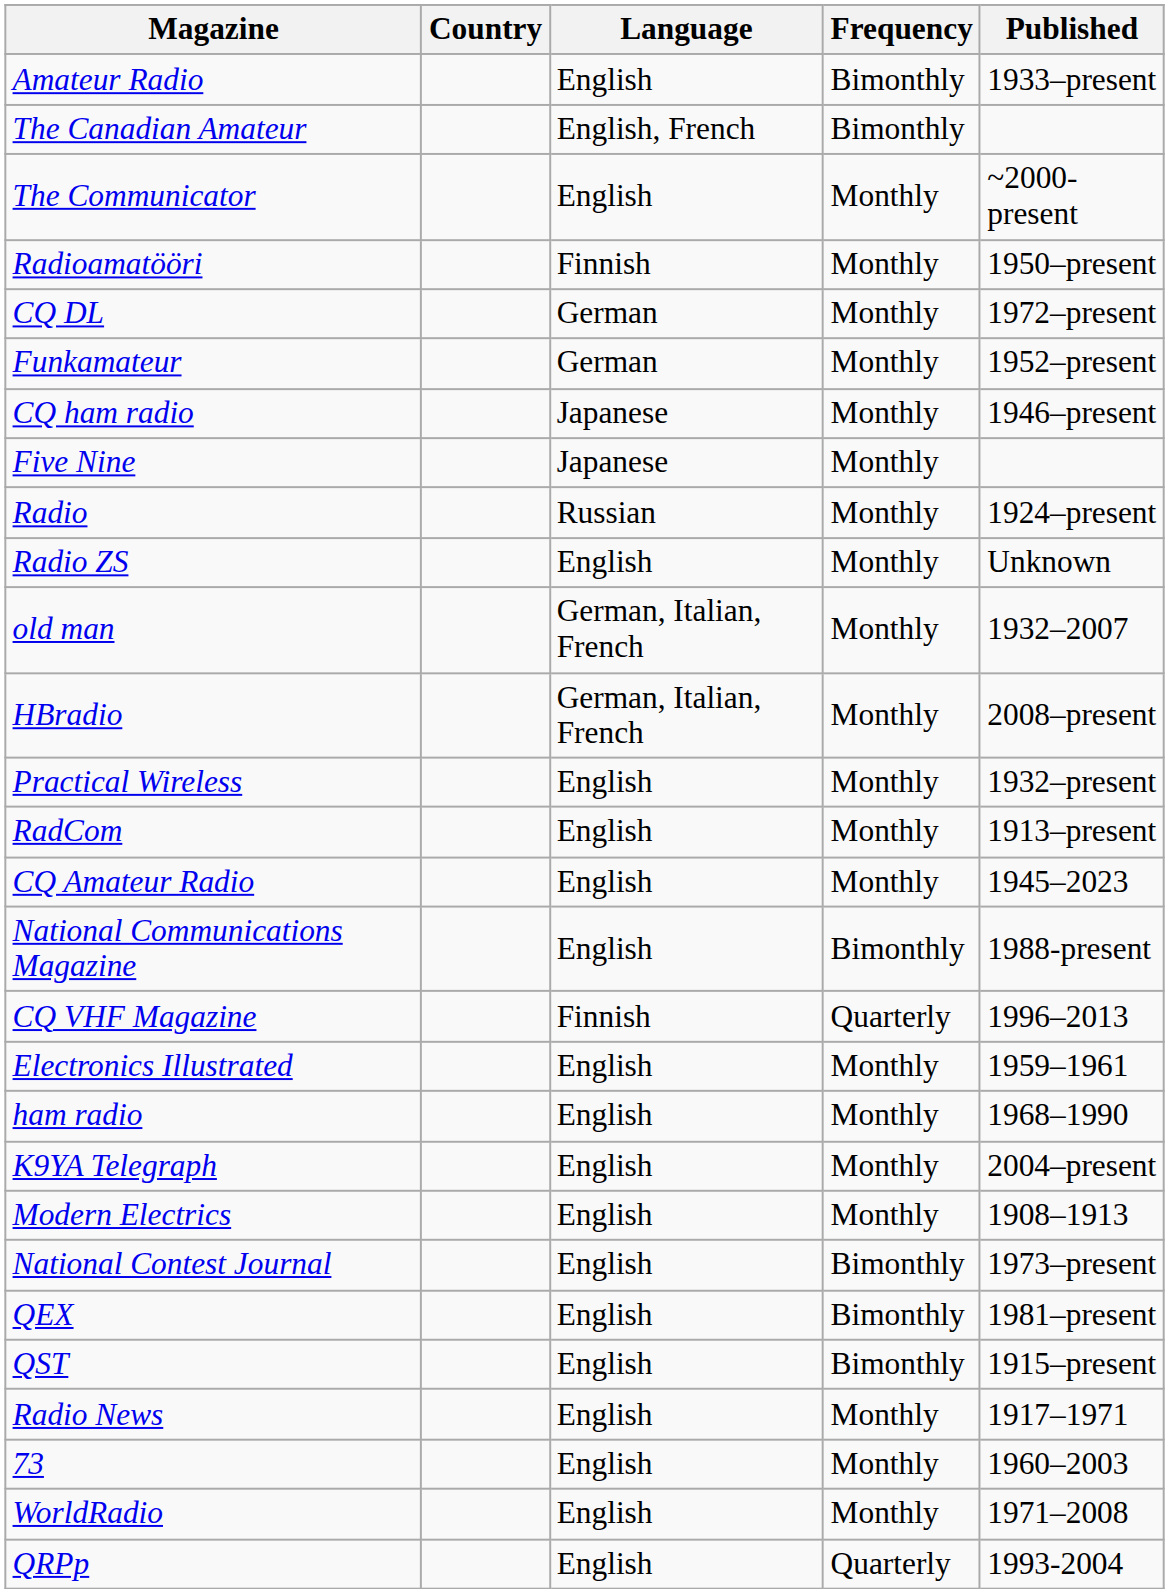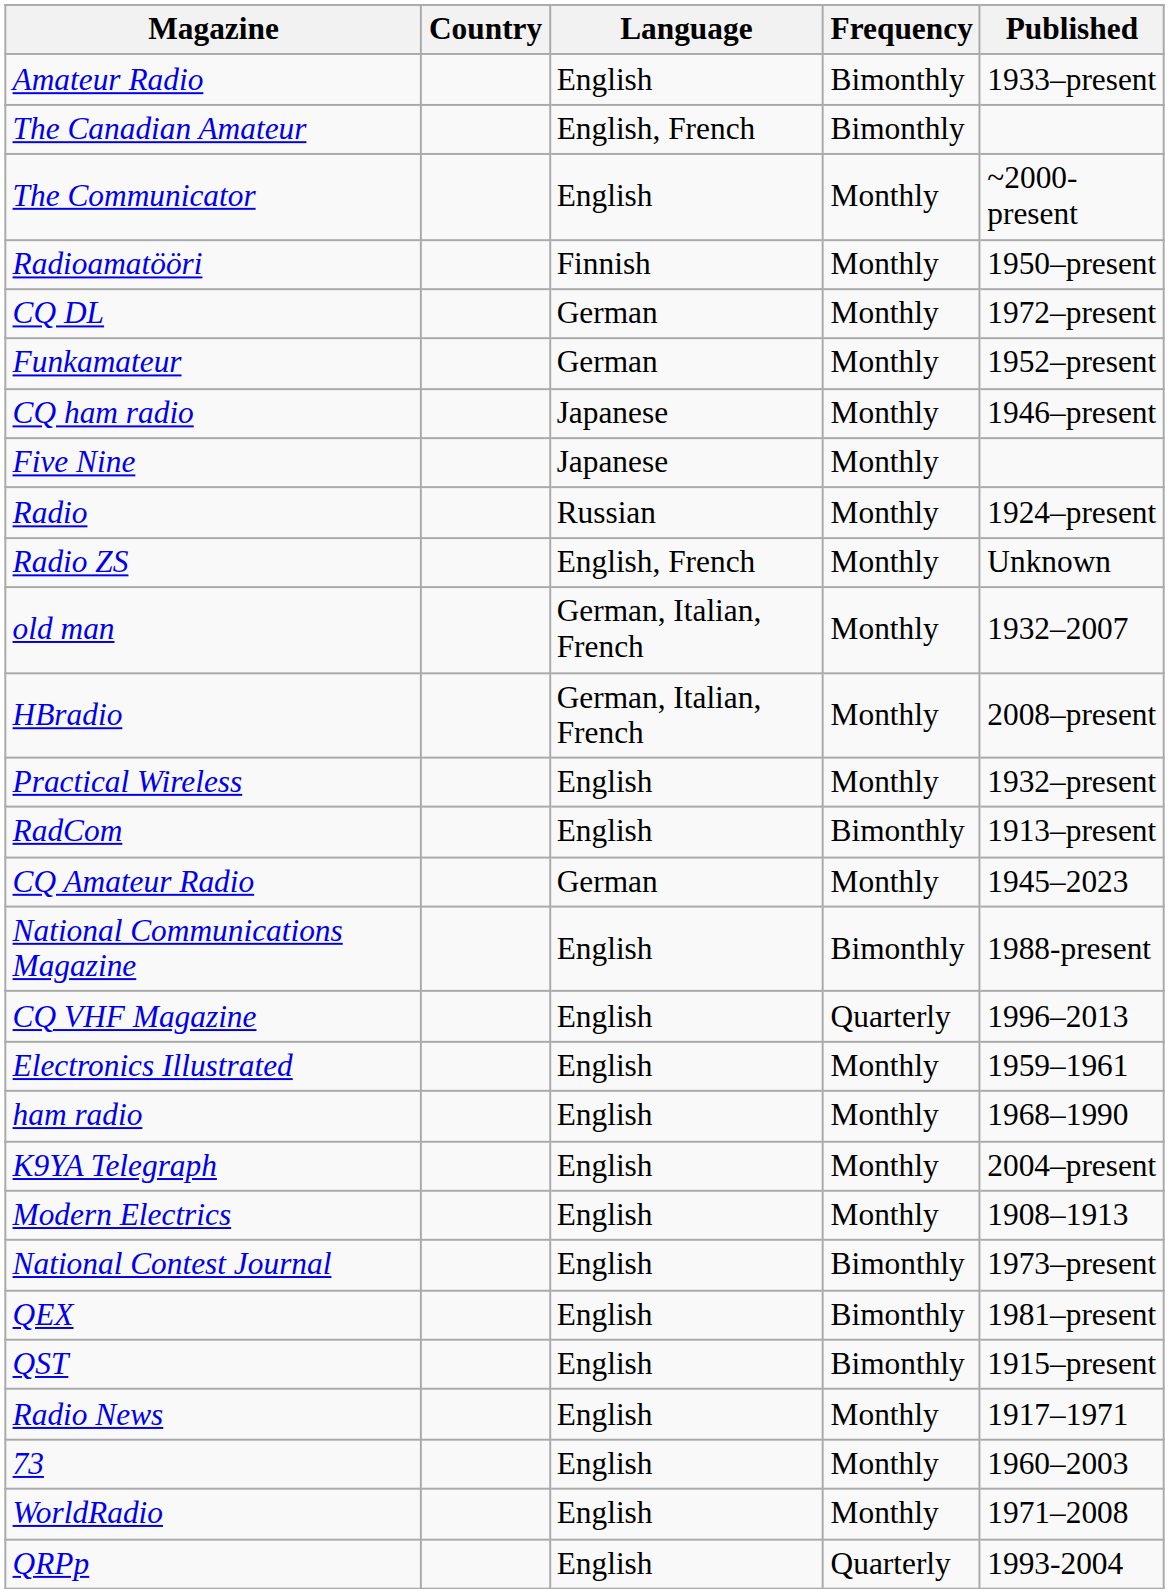(605, 561) English -> (656, 561) English, French
(885, 831) Monthly -> (898, 831) Bimonthly
(605, 881) English -> (607, 881) German
(604, 1015) Finnish -> (605, 1015) English
